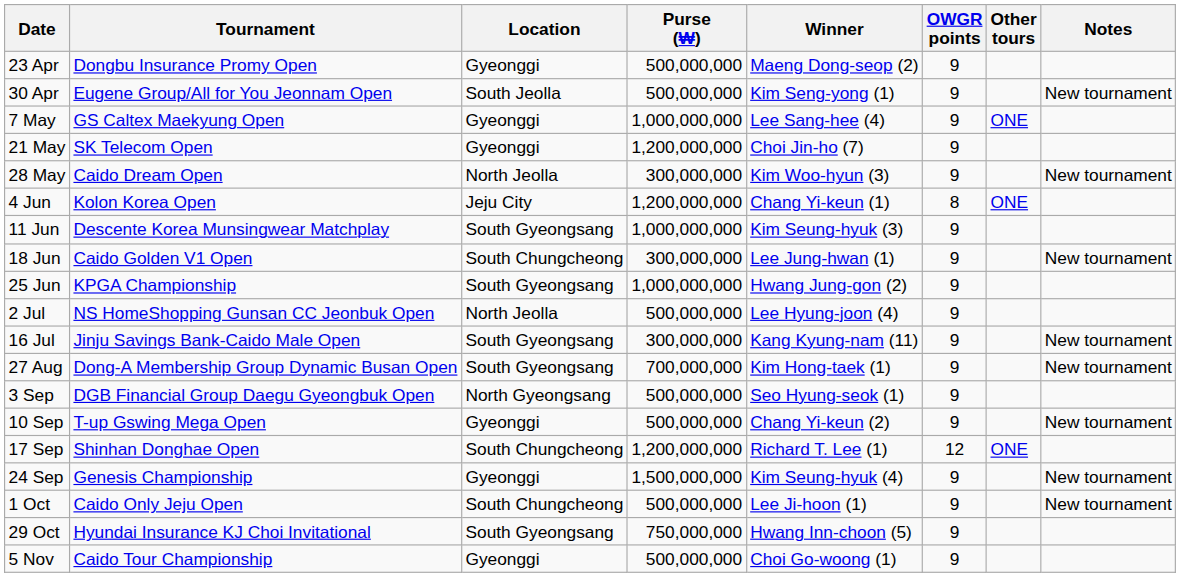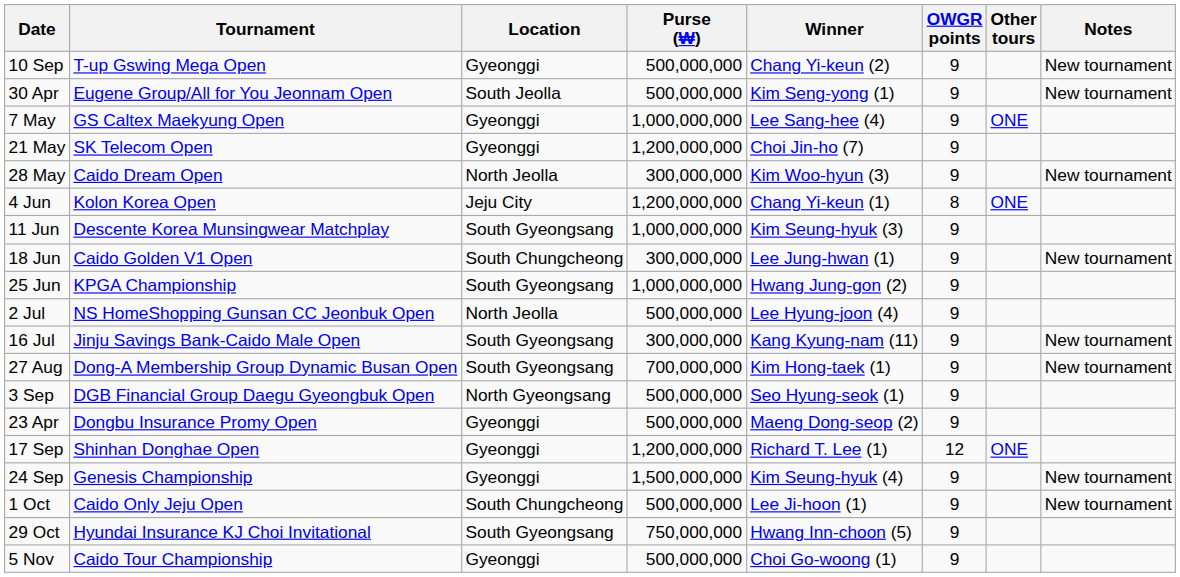rows swapped: (34, 65) <-> (36, 422)
(544, 449) South Chungcheong -> (503, 449) Gyeonggi
